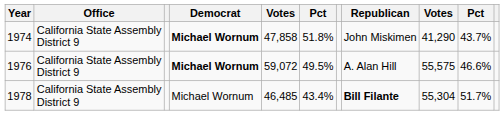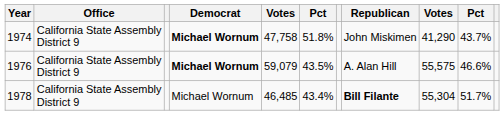(281, 36) 47,858 -> (281, 36) 47,758
(281, 66) 59,072 -> (281, 66) 59,079
(318, 66) 49.5% -> (318, 66) 43.5%
